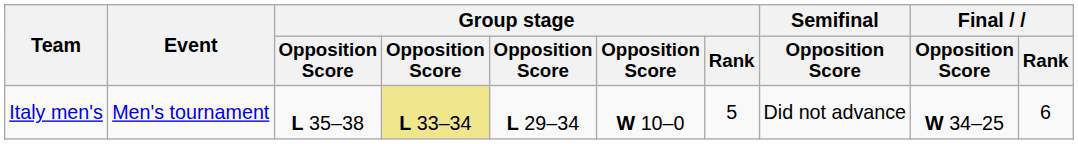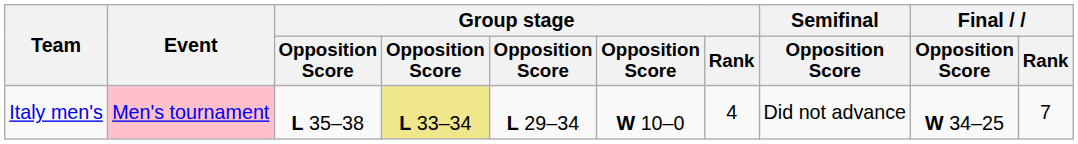(191, 113) no background -> (191, 113) pink background
(732, 113) 5 -> (732, 113) 4
(1046, 113) 6 -> (1046, 113) 7
